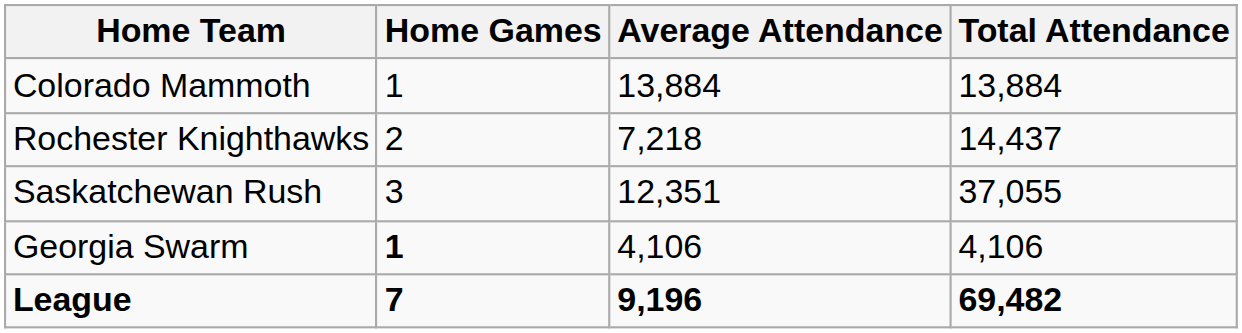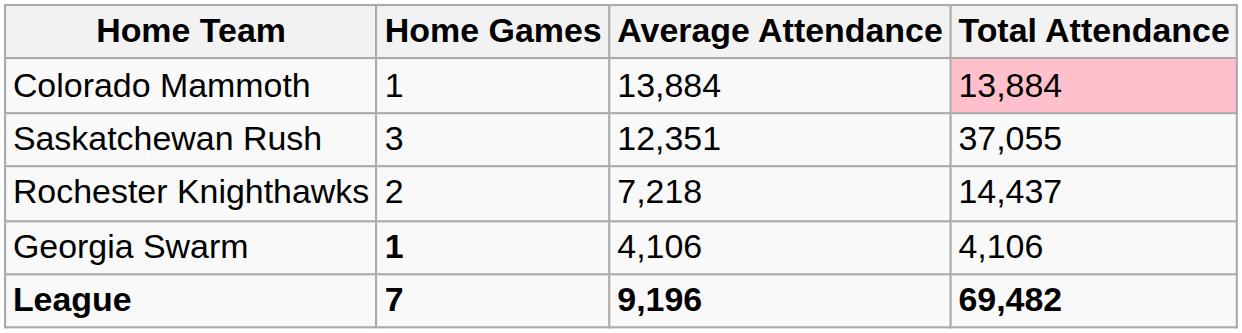(1010, 85) no background -> (1010, 85) pink background
rows swapped: (167, 192) <-> (191, 138)
